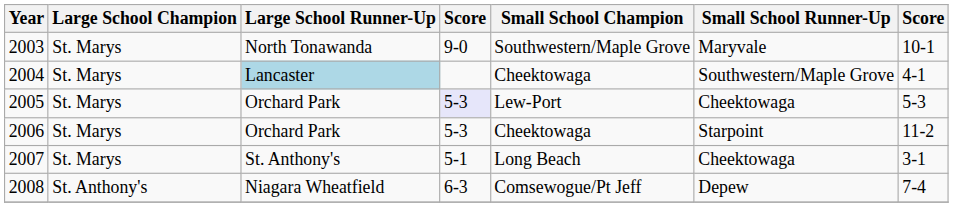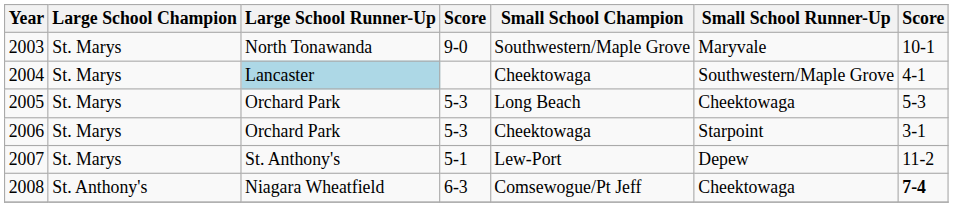(456, 103) lavender background -> (456, 103) no background
(528, 103) Lew-Port -> (537, 103) Long Beach
(918, 131) 11-2 -> (914, 131) 3-1
(537, 159) Long Beach -> (528, 159) Lew-Port
(747, 159) Cheektowaga -> (723, 159) Depew
(914, 159) 3-1 -> (918, 159) 11-2
(723, 187) Depew -> (747, 187) Cheektowaga
(914, 187) normal -> (914, 187) bold
